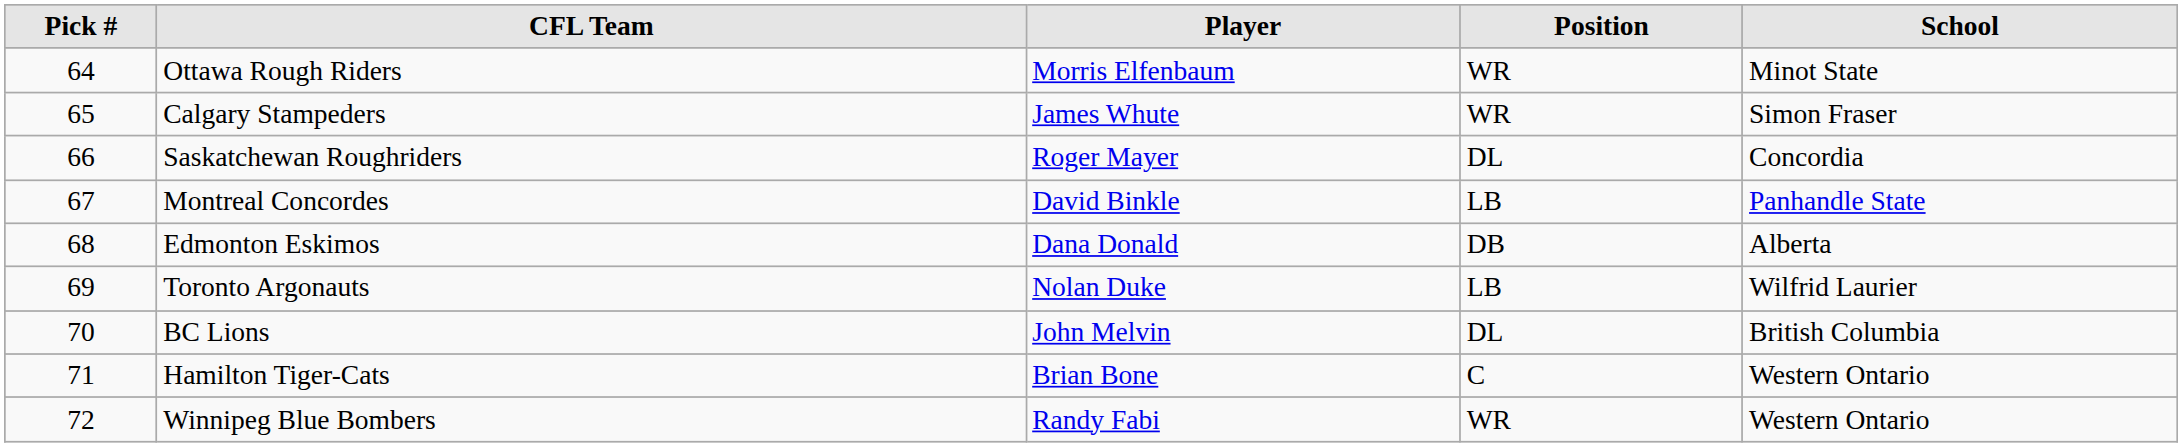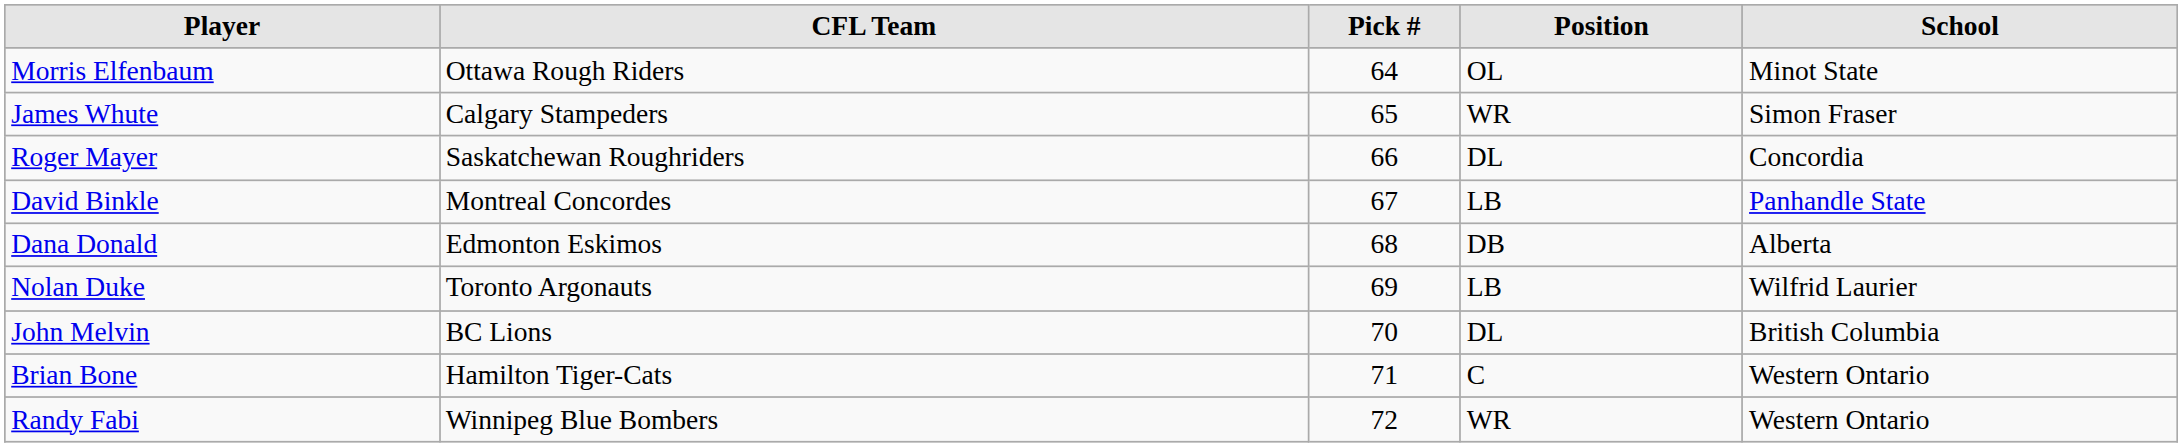columns swapped: (81, 26) <-> (1243, 26)
(1489, 69) WR -> (1485, 69) OL
